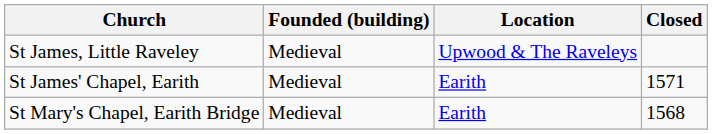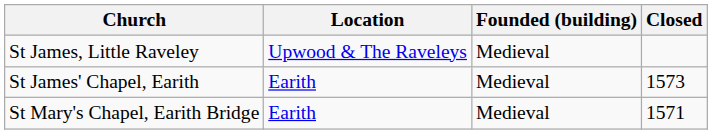columns swapped: (538, 19) <-> (349, 19)
(666, 81) 1571 -> (666, 81) 1573
(666, 112) 1568 -> (666, 112) 1571
